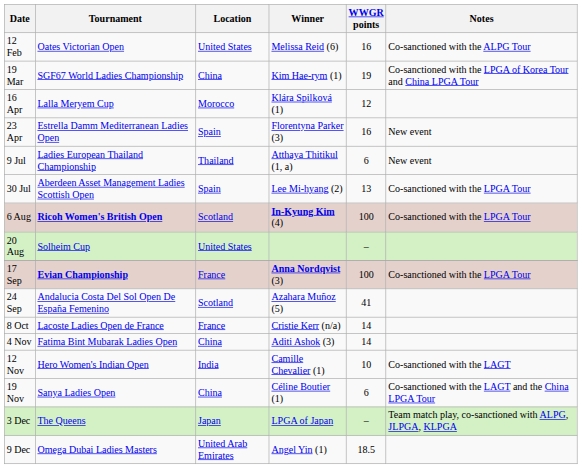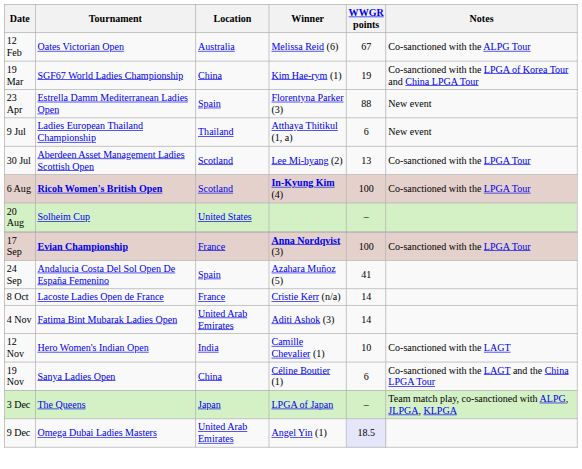(225, 47) United States -> (216, 47) Australia
(366, 47) 16 -> (366, 47) 67
- row: (14, 104)
(366, 132) 16 -> (366, 104) 88
(209, 189) Spain -> (216, 161) Scotland
(216, 303) Scotland -> (209, 274) Spain
(210, 342) China -> (223, 319) United Arab Emirates
(366, 449) no background -> (366, 433) lavender background
